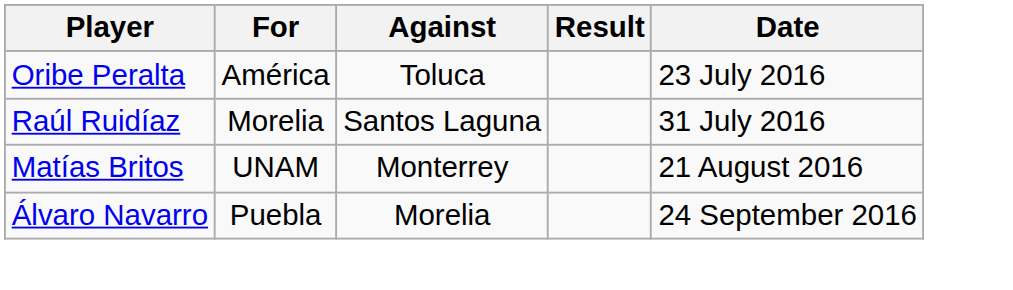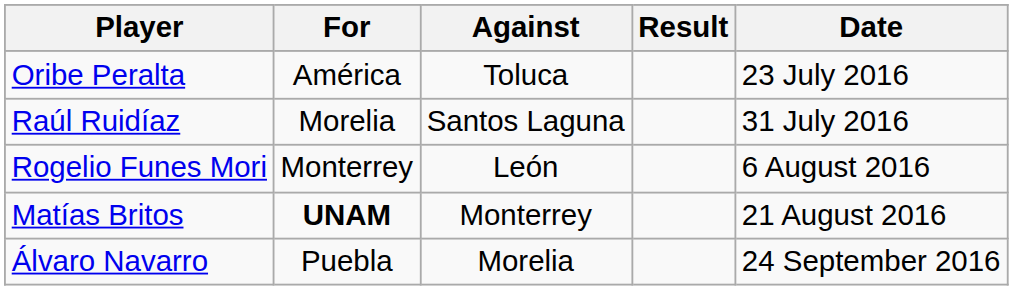+ row: (139, 167)
(276, 167) normal -> (347, 214) bold
